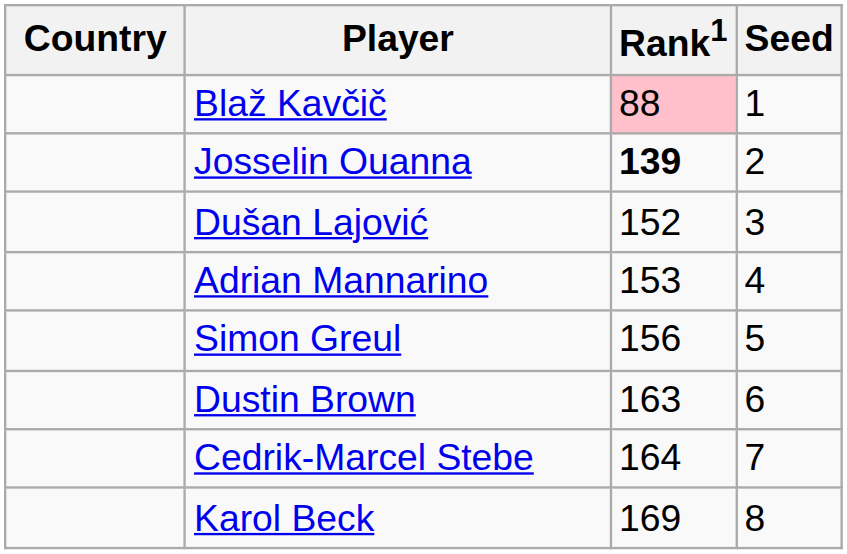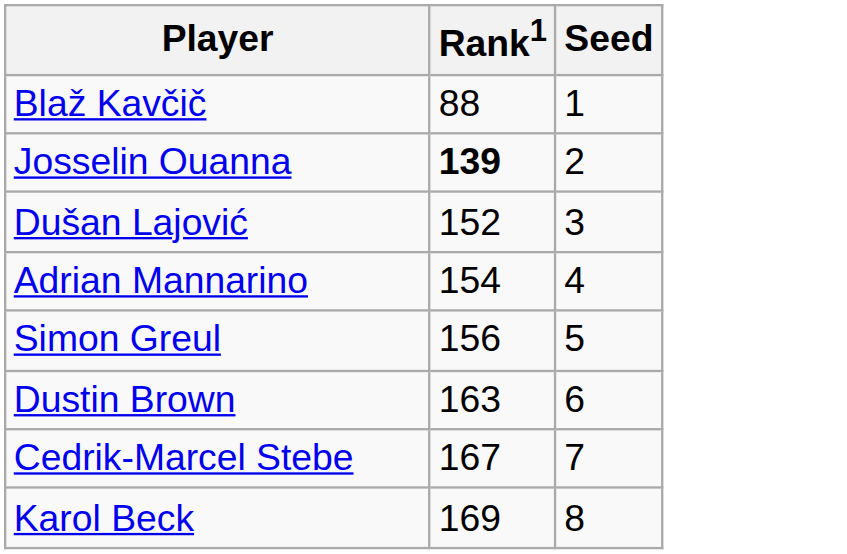- column: (95, 39)
(640, 103) pink background -> (459, 103) no background
(650, 280) 153 -> (470, 280) 154
(650, 458) 164 -> (470, 458) 167
